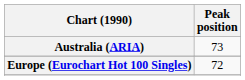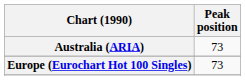(217, 65) 72 -> (217, 65) 73
